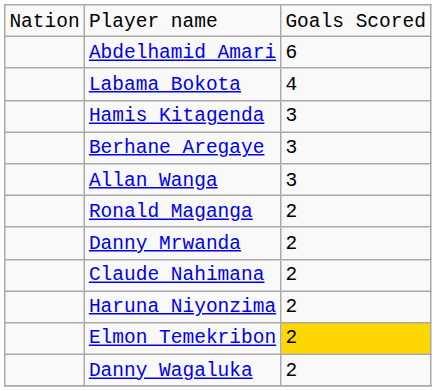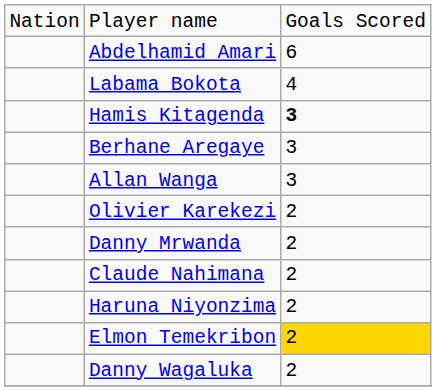(291, 116) normal -> (291, 116) bold
+ row: (183, 211)
- row: (171, 211)
